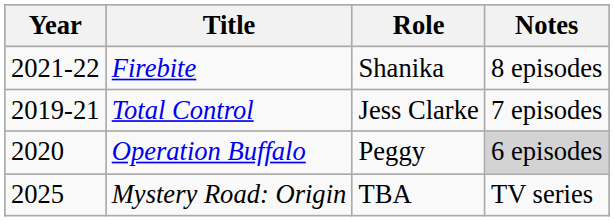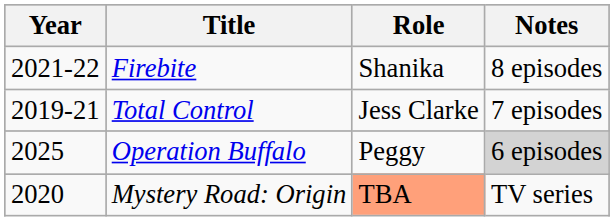(38, 151) 2020 -> (38, 151) 2025
(38, 194) 2025 -> (38, 194) 2020
(385, 194) no background -> (385, 194) lightsalmon background
